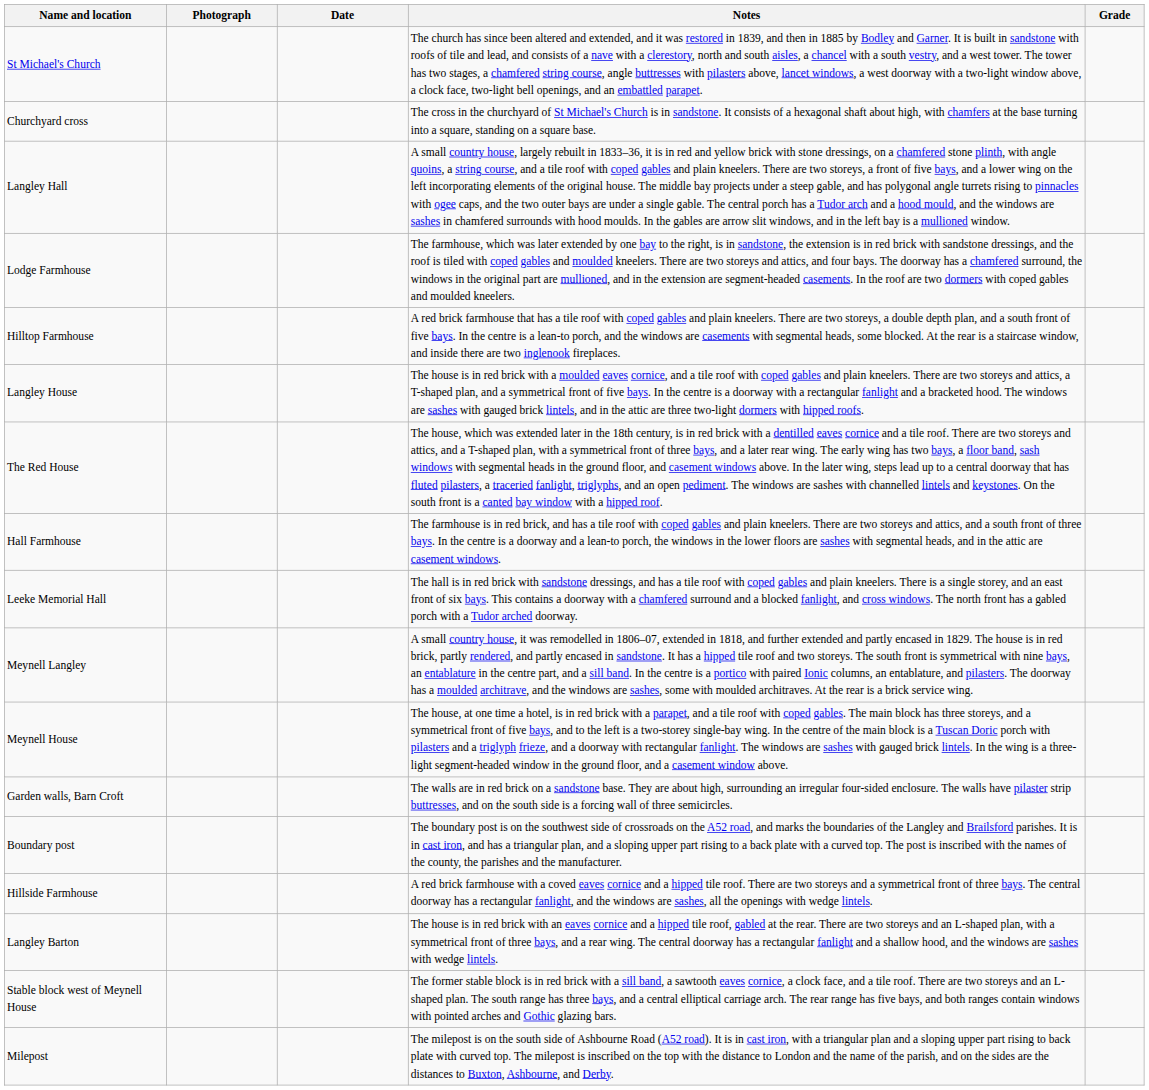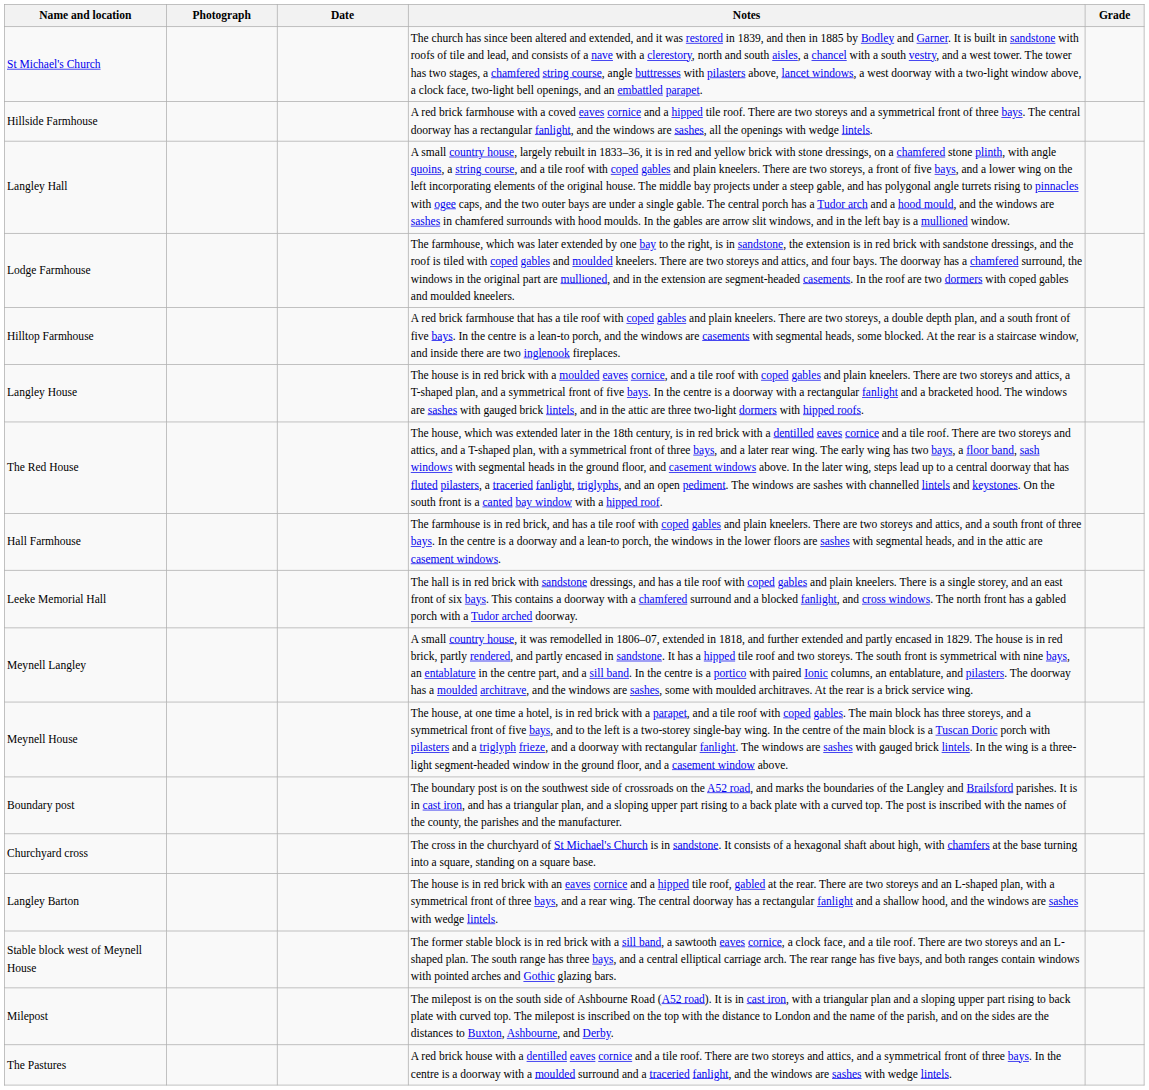rows swapped: (47, 121) <-> (52, 893)
- row: (65, 796)
+ row: (37, 1065)
